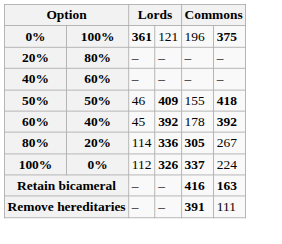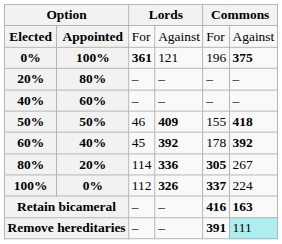+ row: (31, 36)
(226, 206) no background -> (242, 228) paleturquoise background
